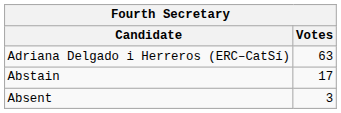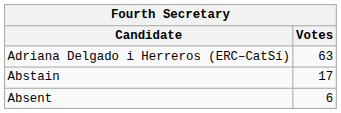(330, 98) 3 -> (330, 98) 6
